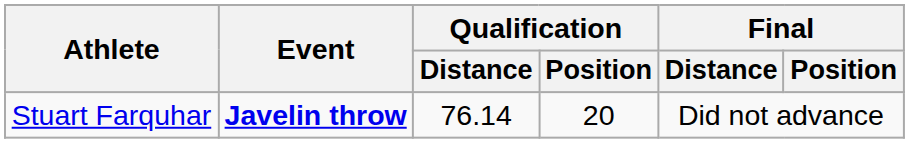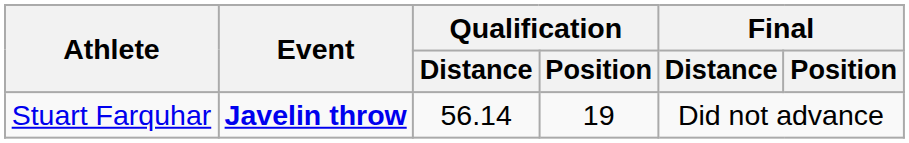(476, 115) 76.14 -> (476, 115) 56.14
(599, 115) 20 -> (599, 115) 19
